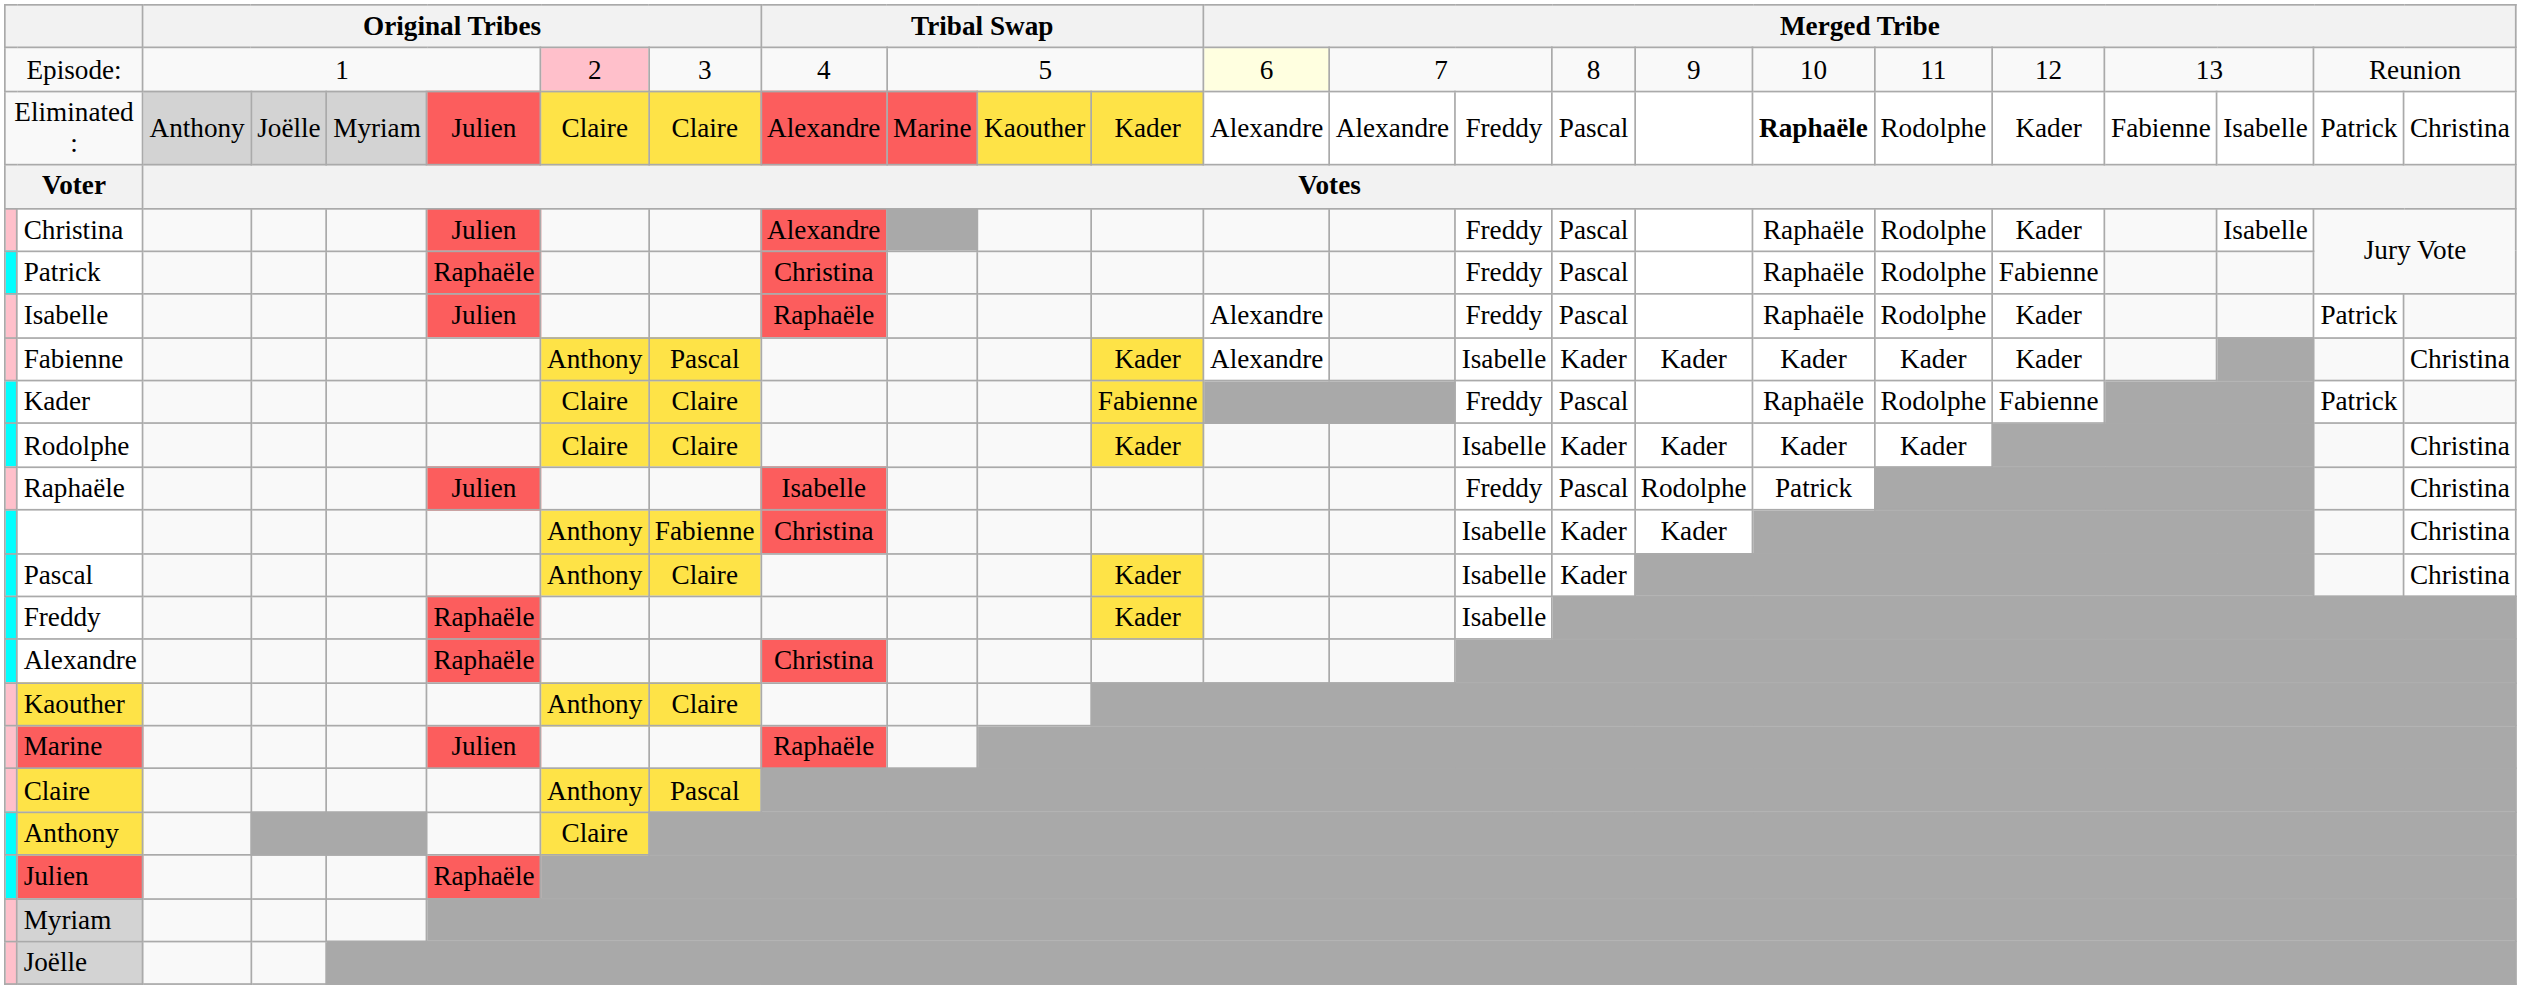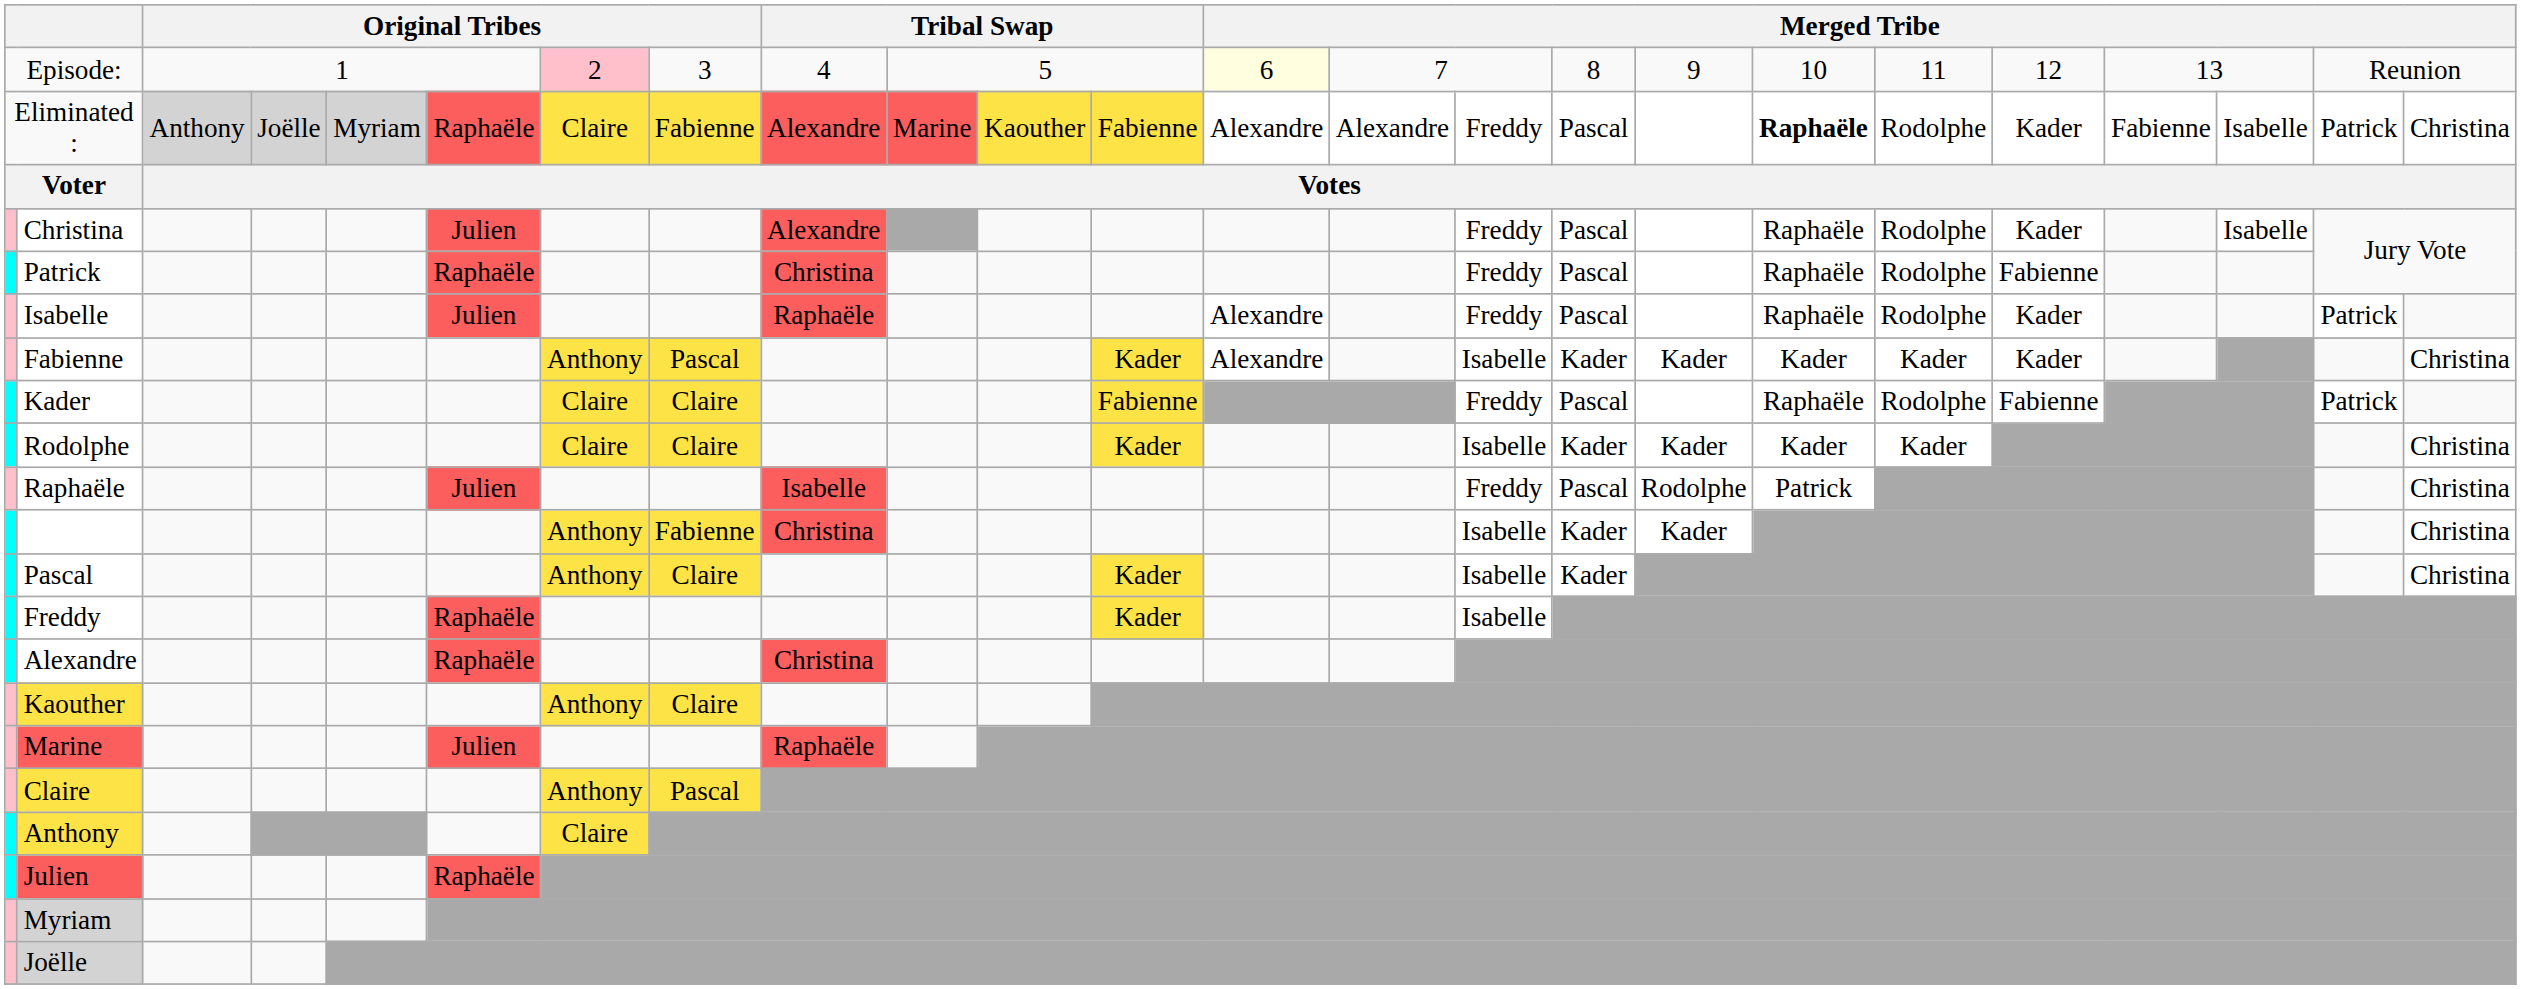(484, 127) Julien -> (484, 127) Raphaële
(705, 127) Claire -> (705, 127) Fabienne
(1148, 127) Kader -> (1148, 127) Fabienne
